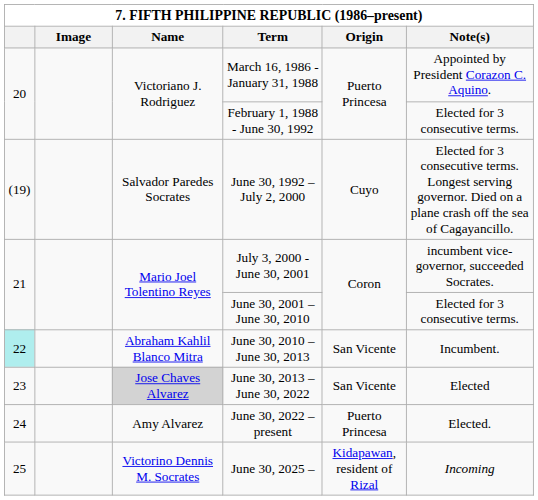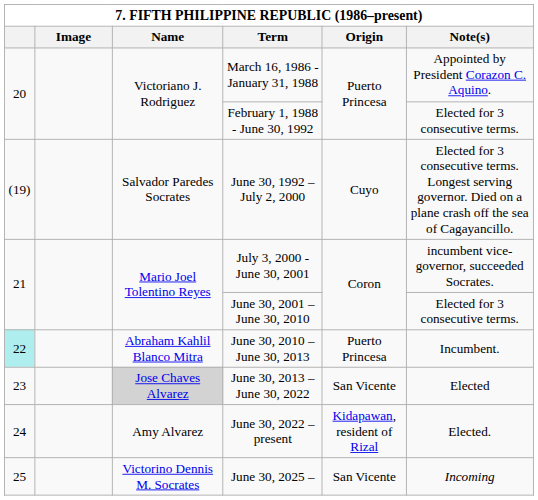(364, 348) San Vicente -> (364, 348) Puerto Princesa
(364, 423) Puerto Princesa -> (364, 431) Kidapawan, resident of Rizal
(364, 468) Kidapawan, resident of Rizal -> (364, 476) San Vicente
